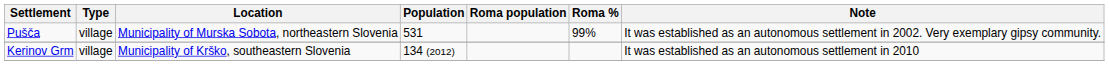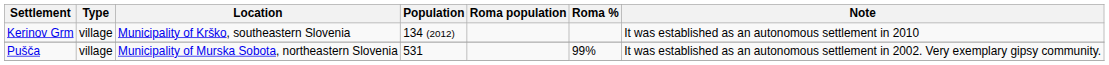rows swapped: (40, 51) <-> (24, 32)
